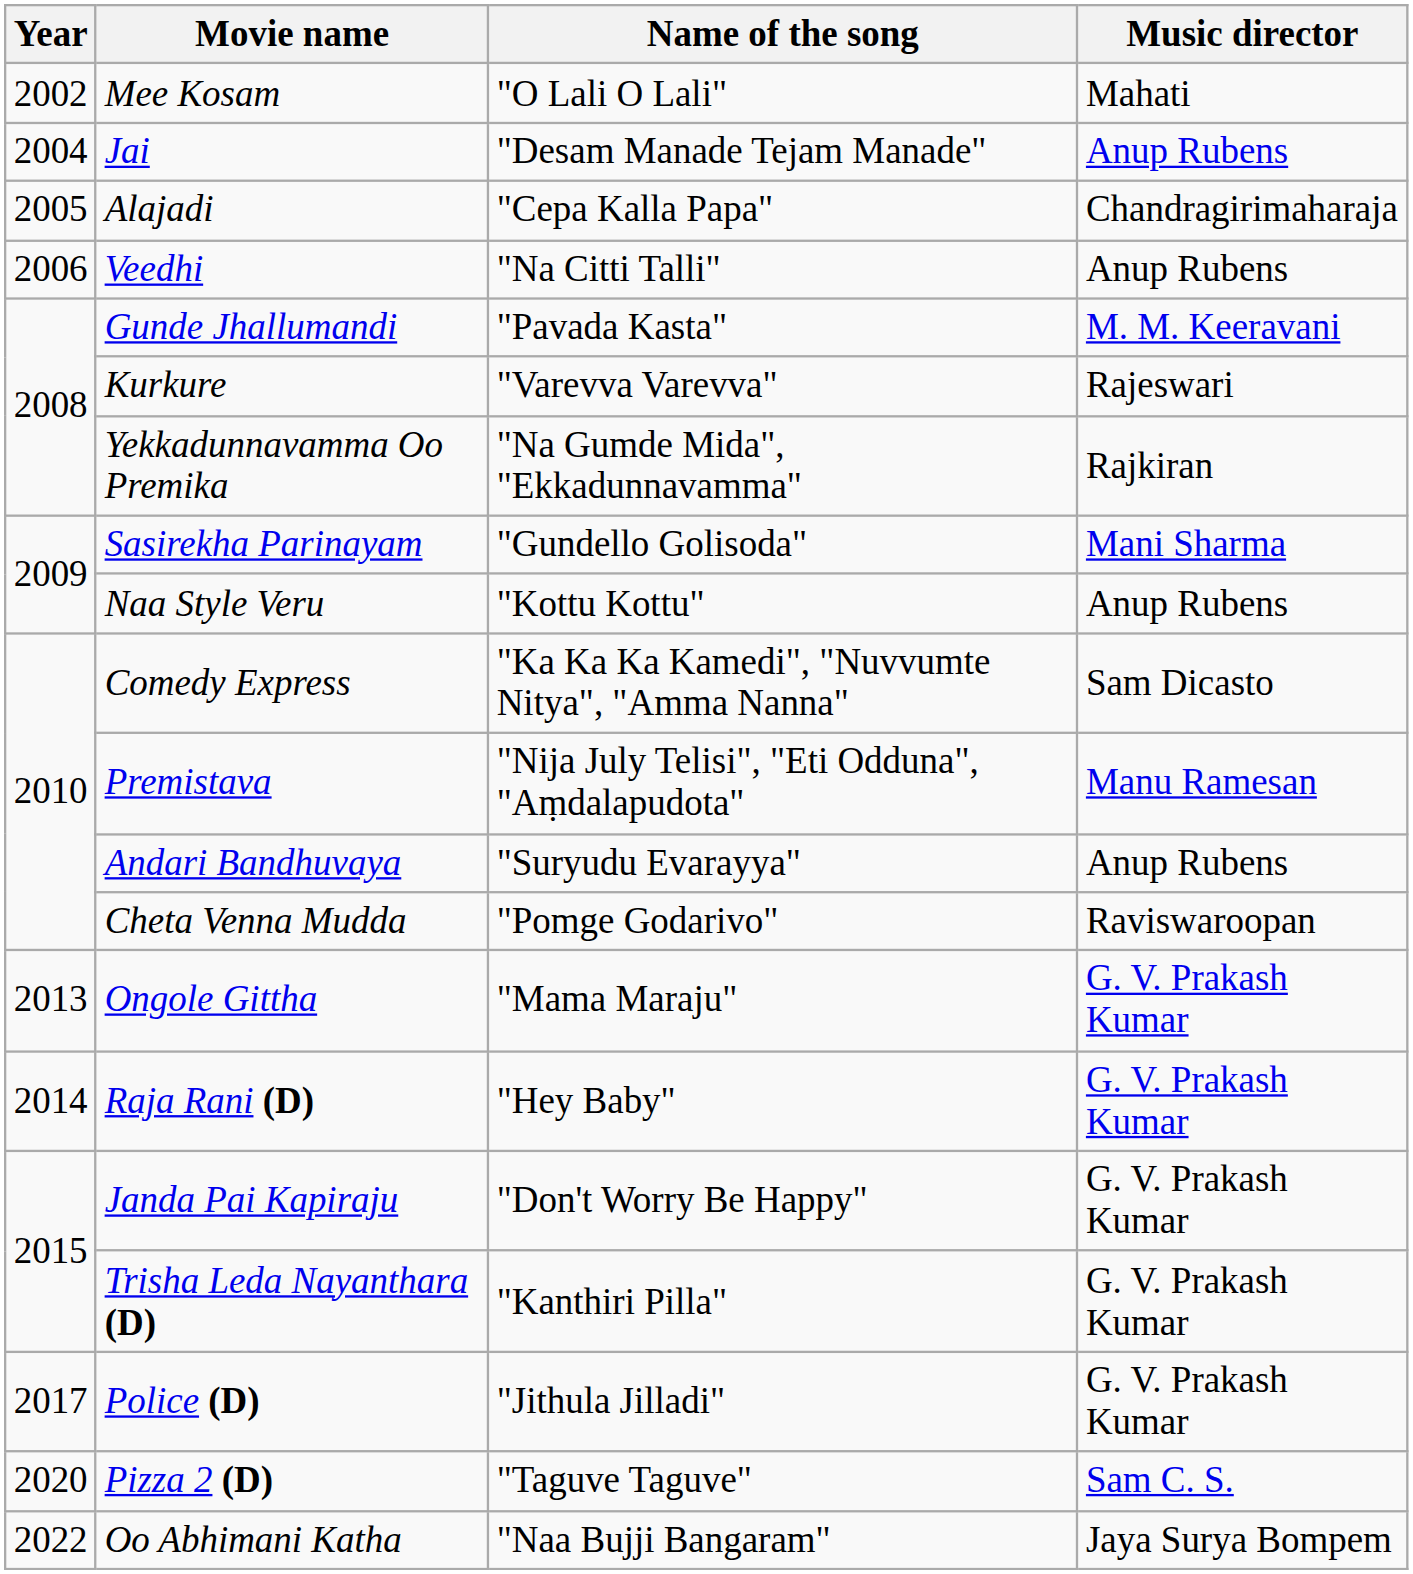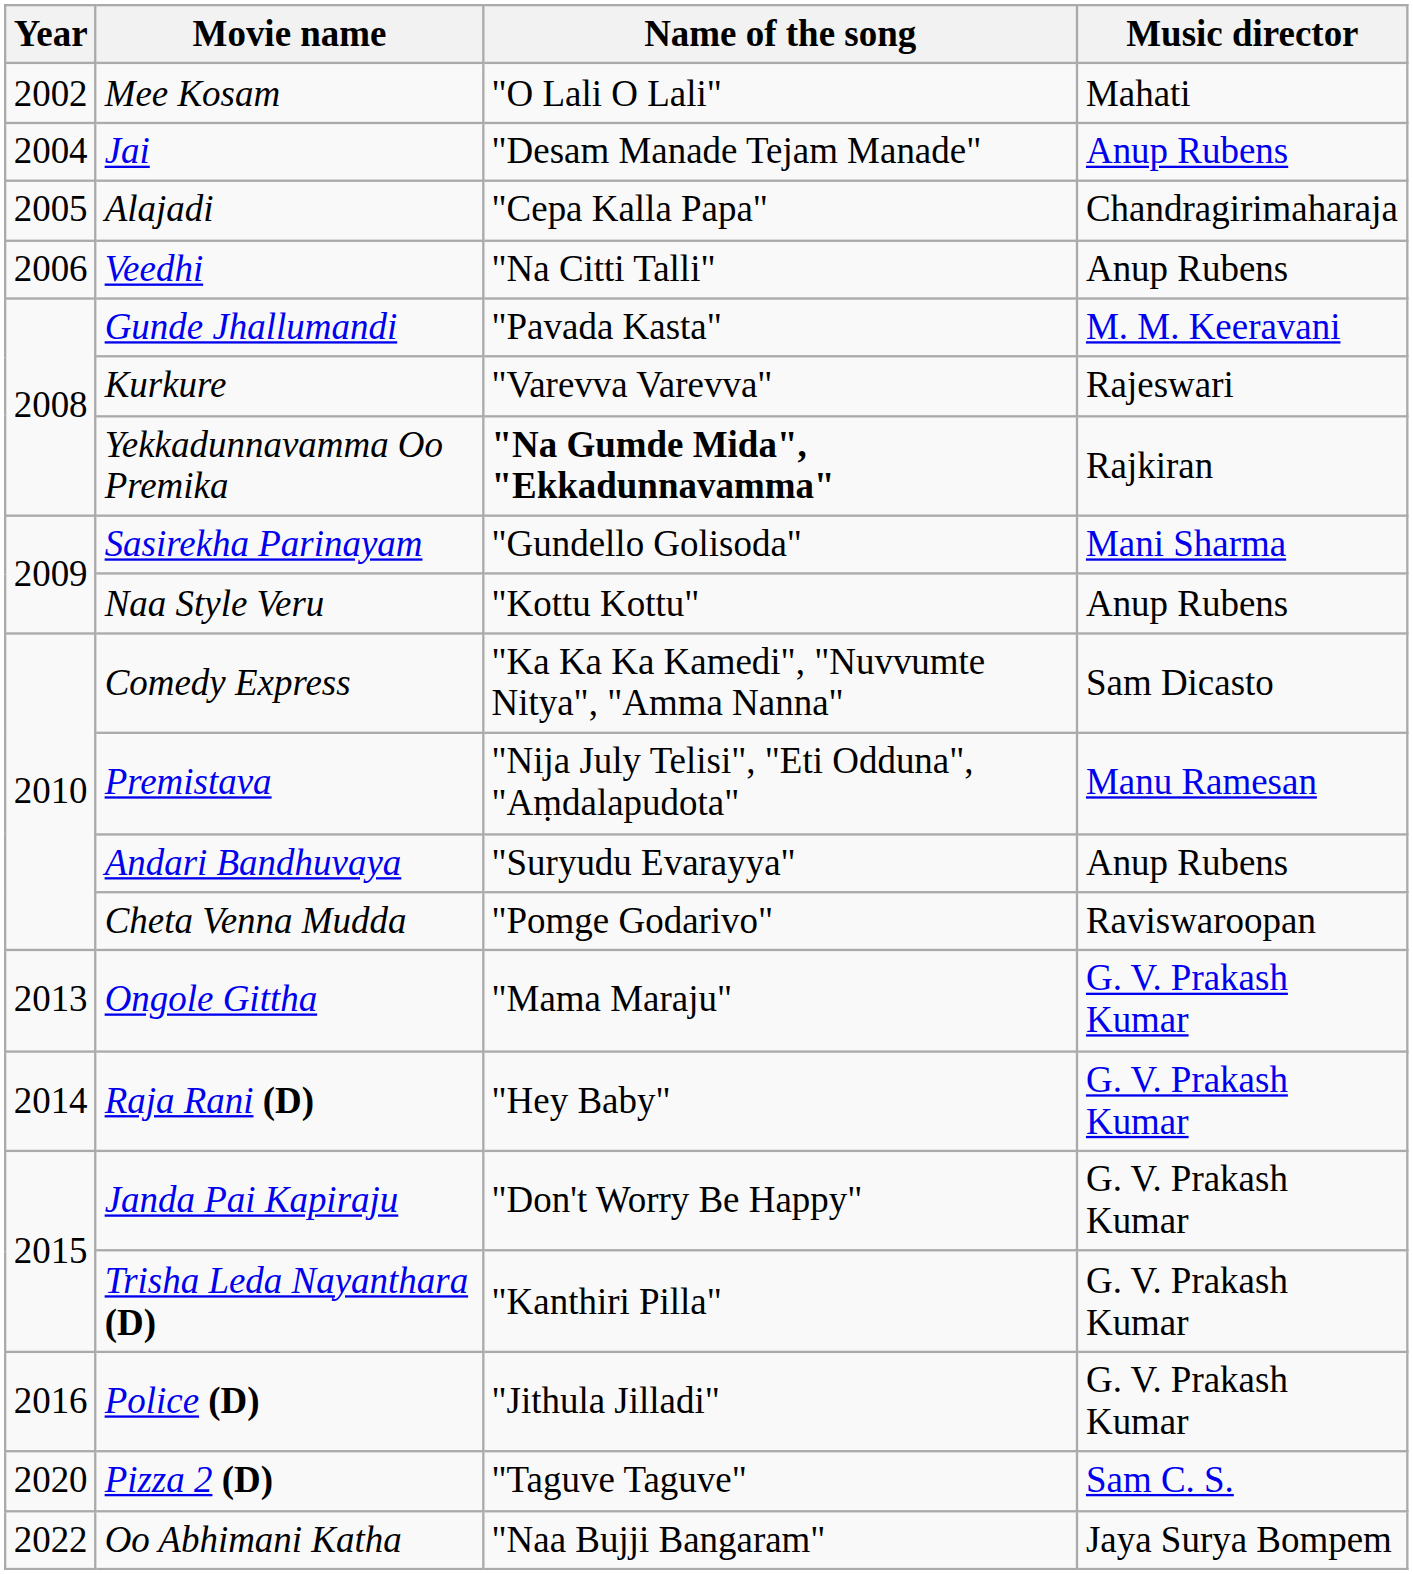(649, 464) normal -> (663, 464) bold
(51, 1400) 2017 -> (51, 1400) 2016
